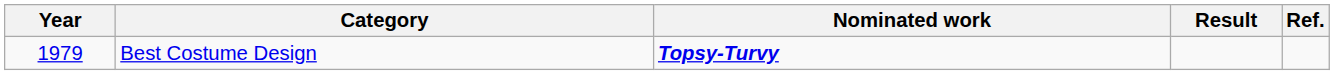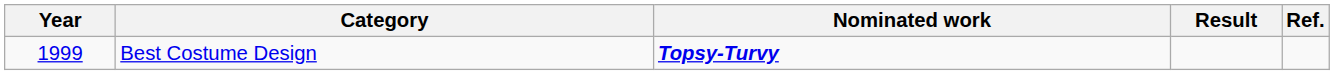(60, 52) 1979 -> (60, 52) 1999
